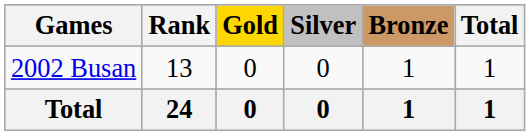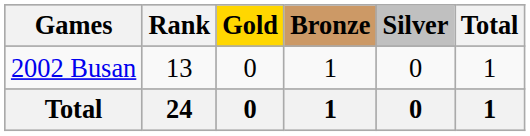columns swapped: (323, 25) <-> (408, 25)
